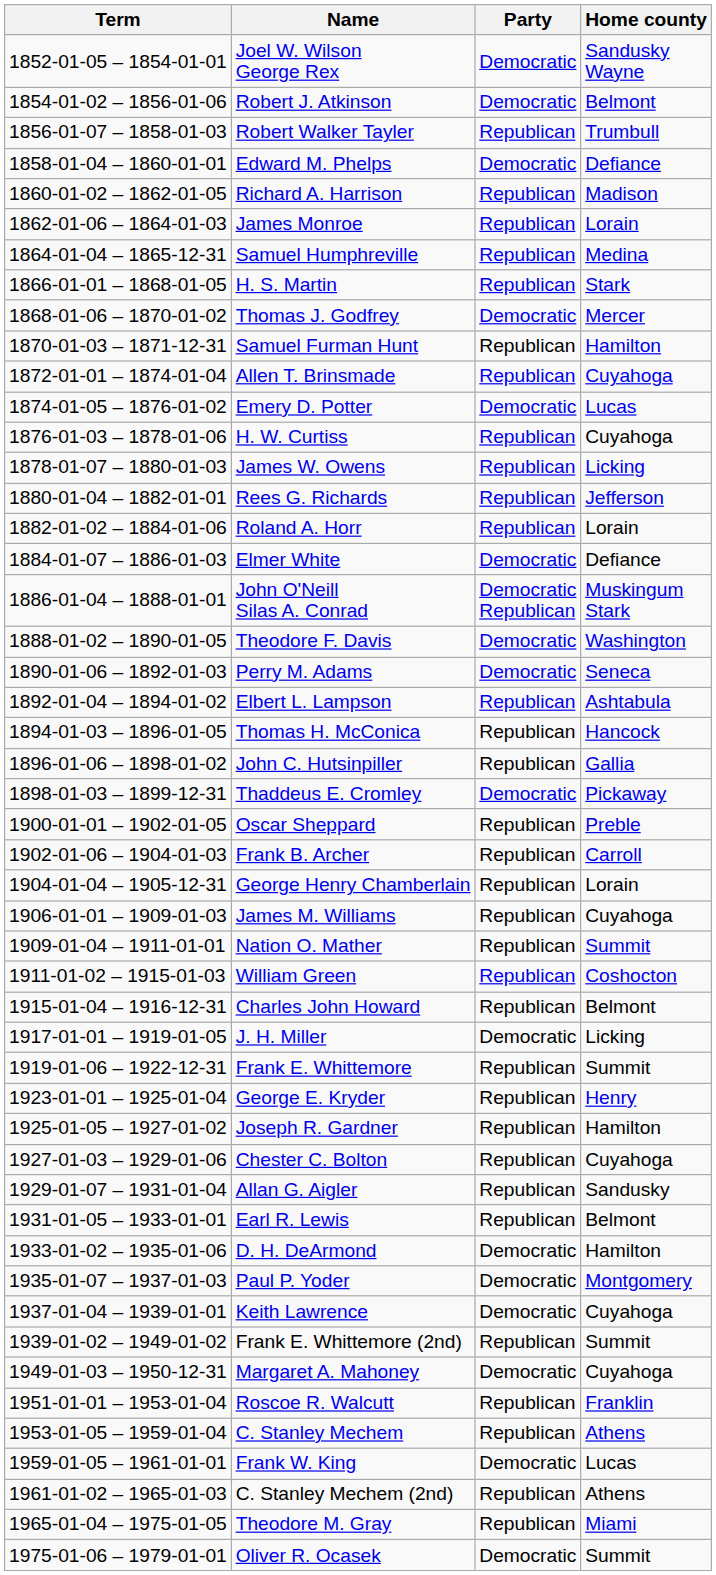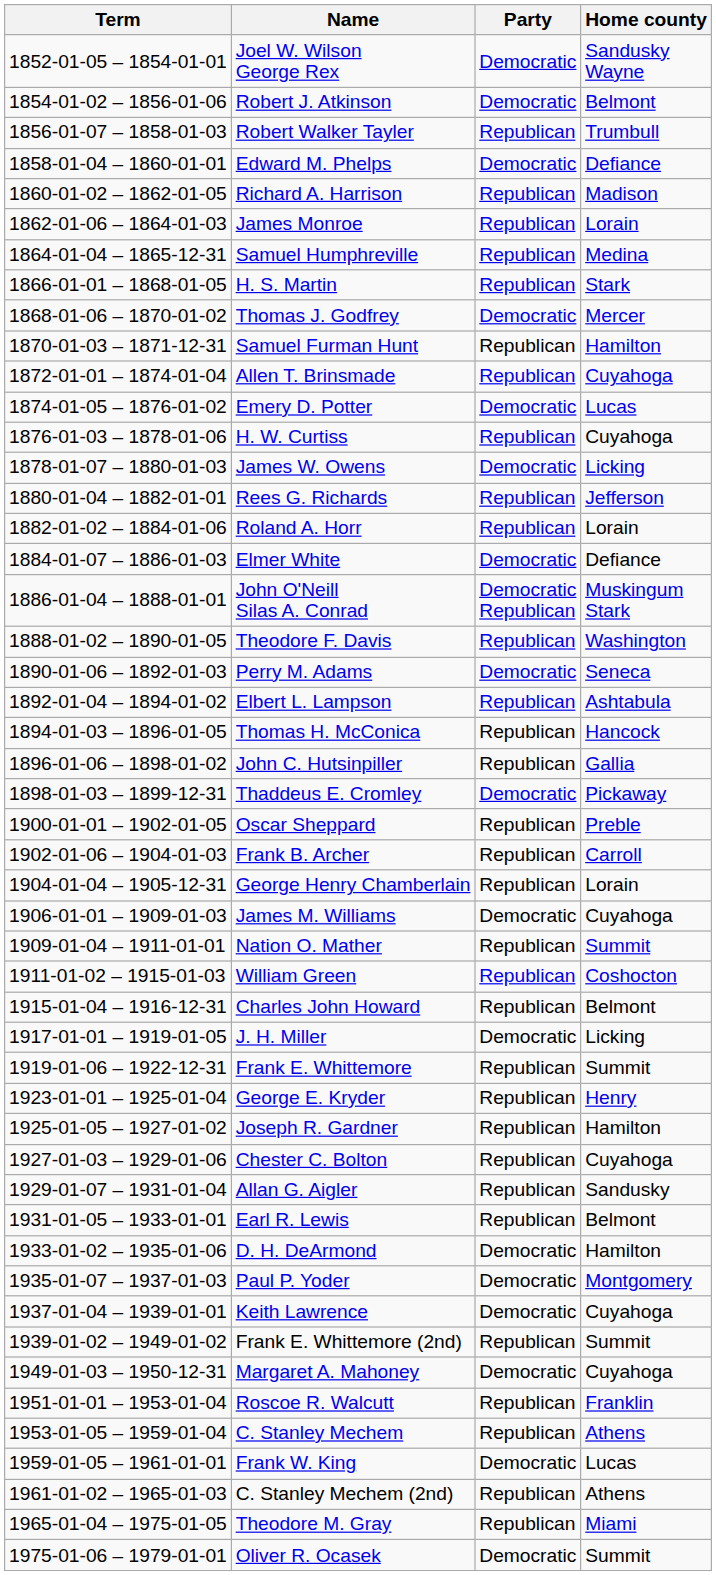(527, 467) Republican -> (528, 467) Democratic
(528, 641) Democratic -> (527, 641) Republican
(527, 915) Republican -> (528, 915) Democratic
